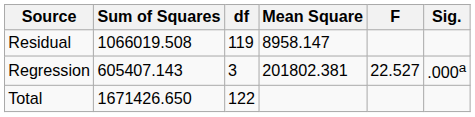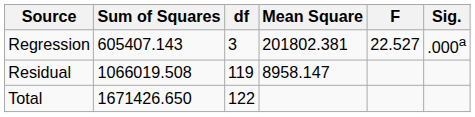rows swapped: (49, 70) <-> (40, 42)
